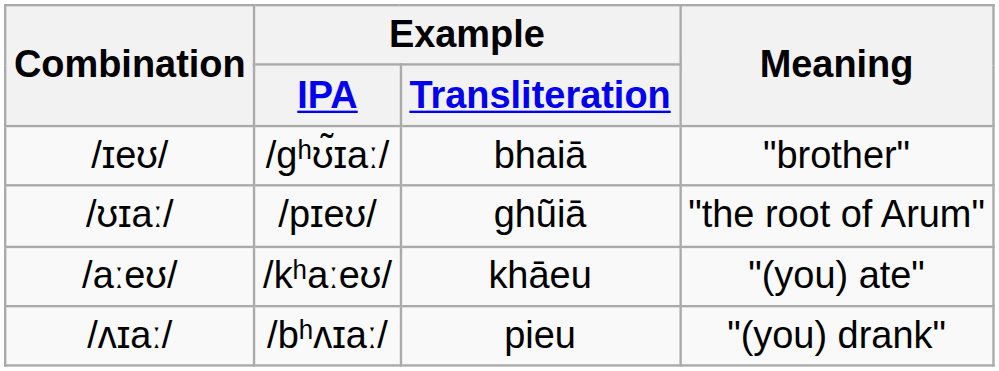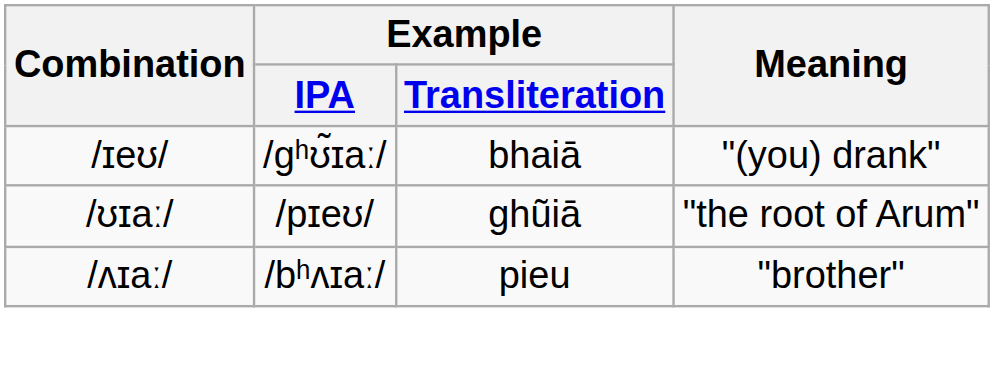(837, 154) "brother" -> (831, 154) "(you) drank"
- row: (130, 275)
(837, 335) "(you) drank" -> (831, 275) "brother"
